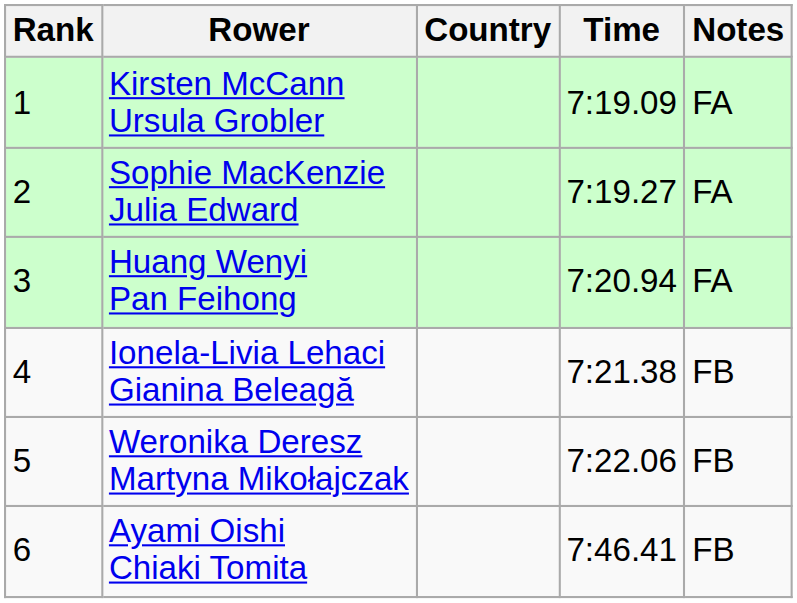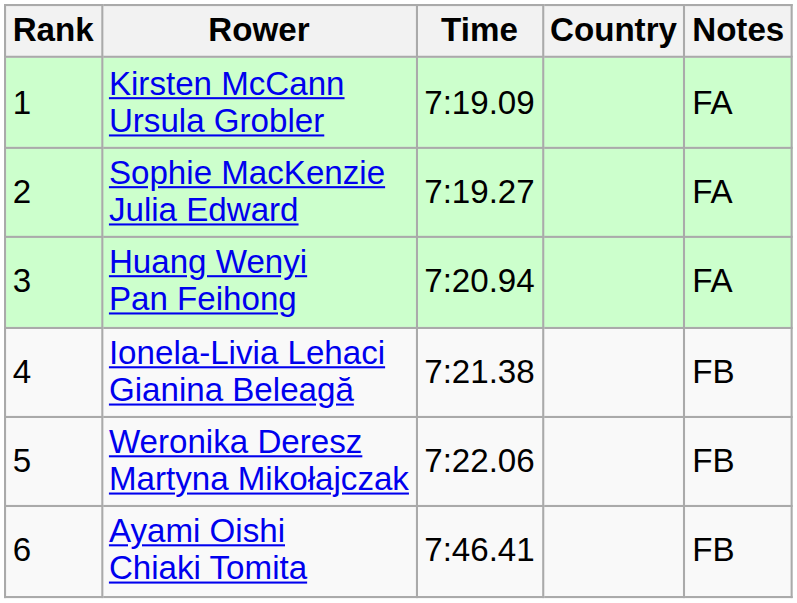columns swapped: (488, 30) <-> (622, 30)
